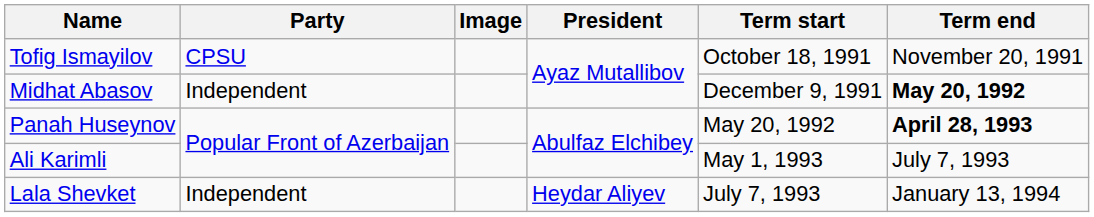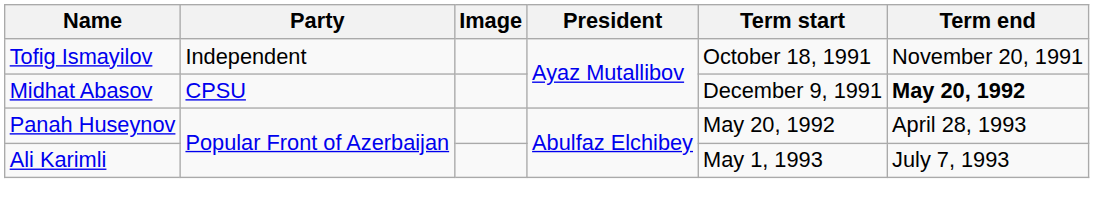(216, 56) CPSU -> (246, 56) Independent
(246, 90) Independent -> (216, 90) CPSU
(962, 125) bold -> (959, 125) normal
- row: (73, 194)
